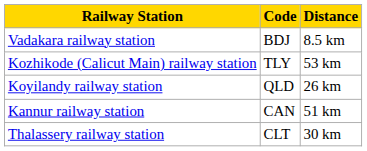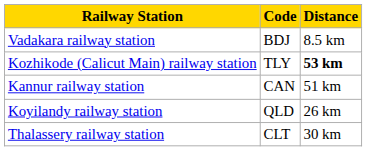(322, 63) normal -> (323, 63) bold
rows swapped: (76, 110) <-> (85, 87)
